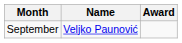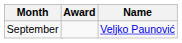columns swapped: (101, 12) <-> (159, 12)
